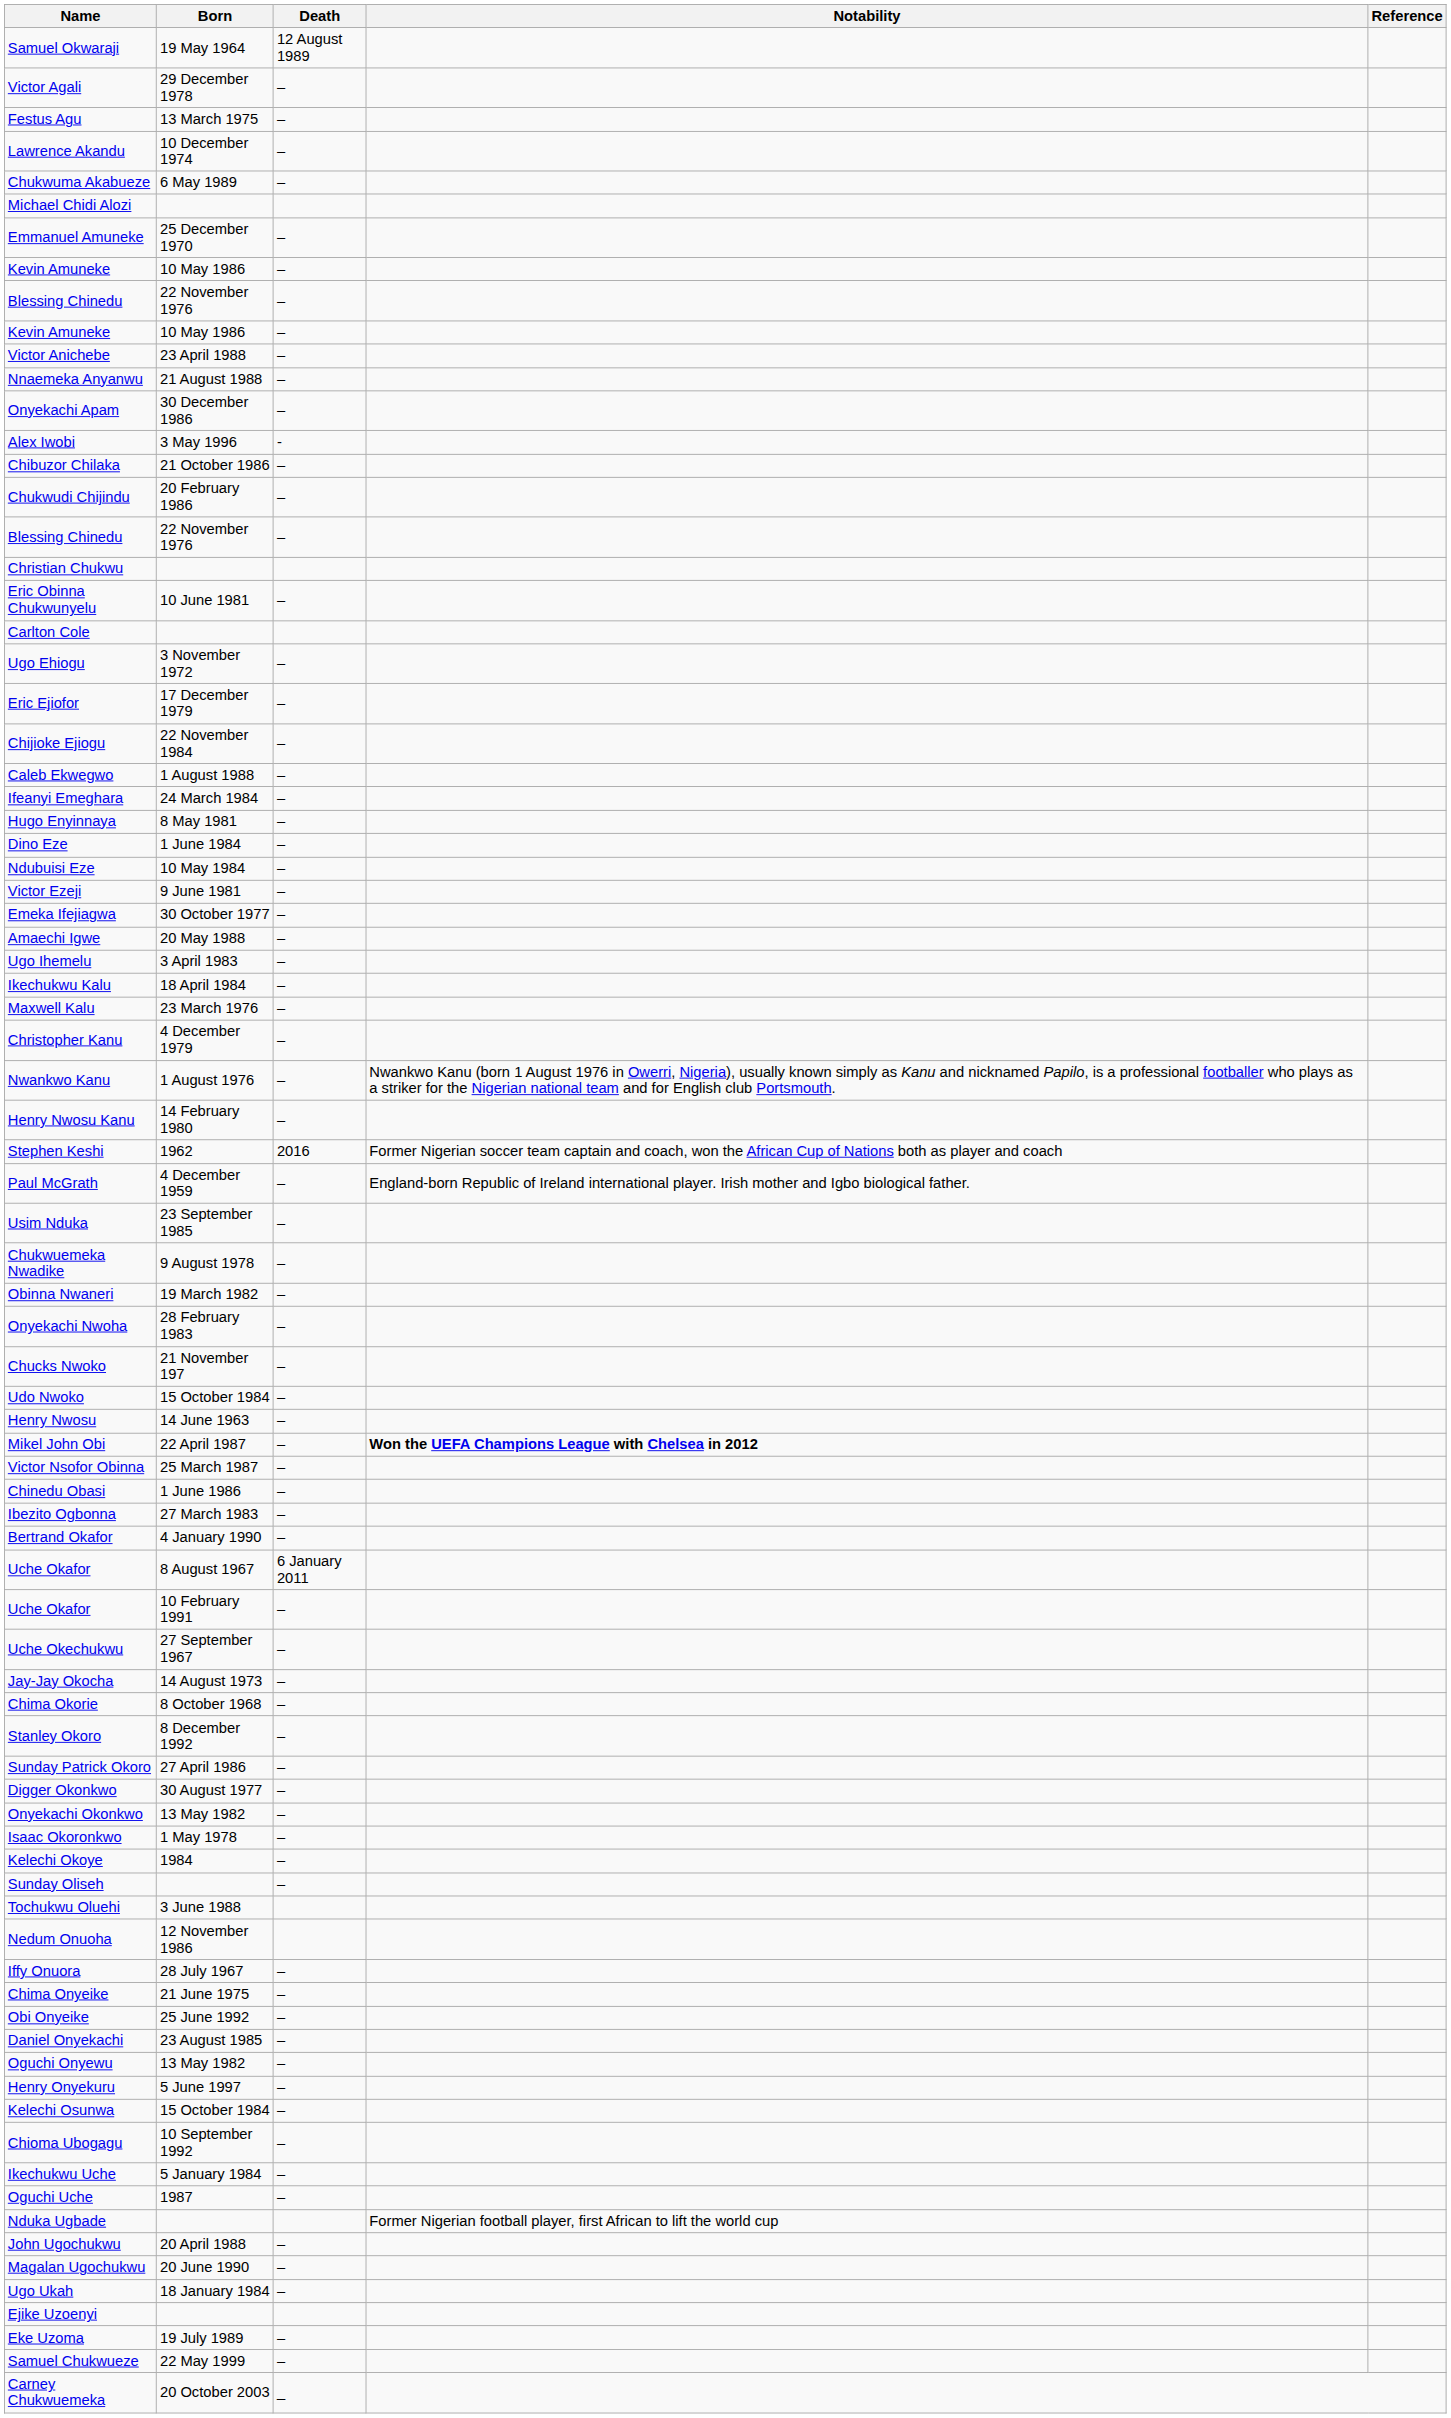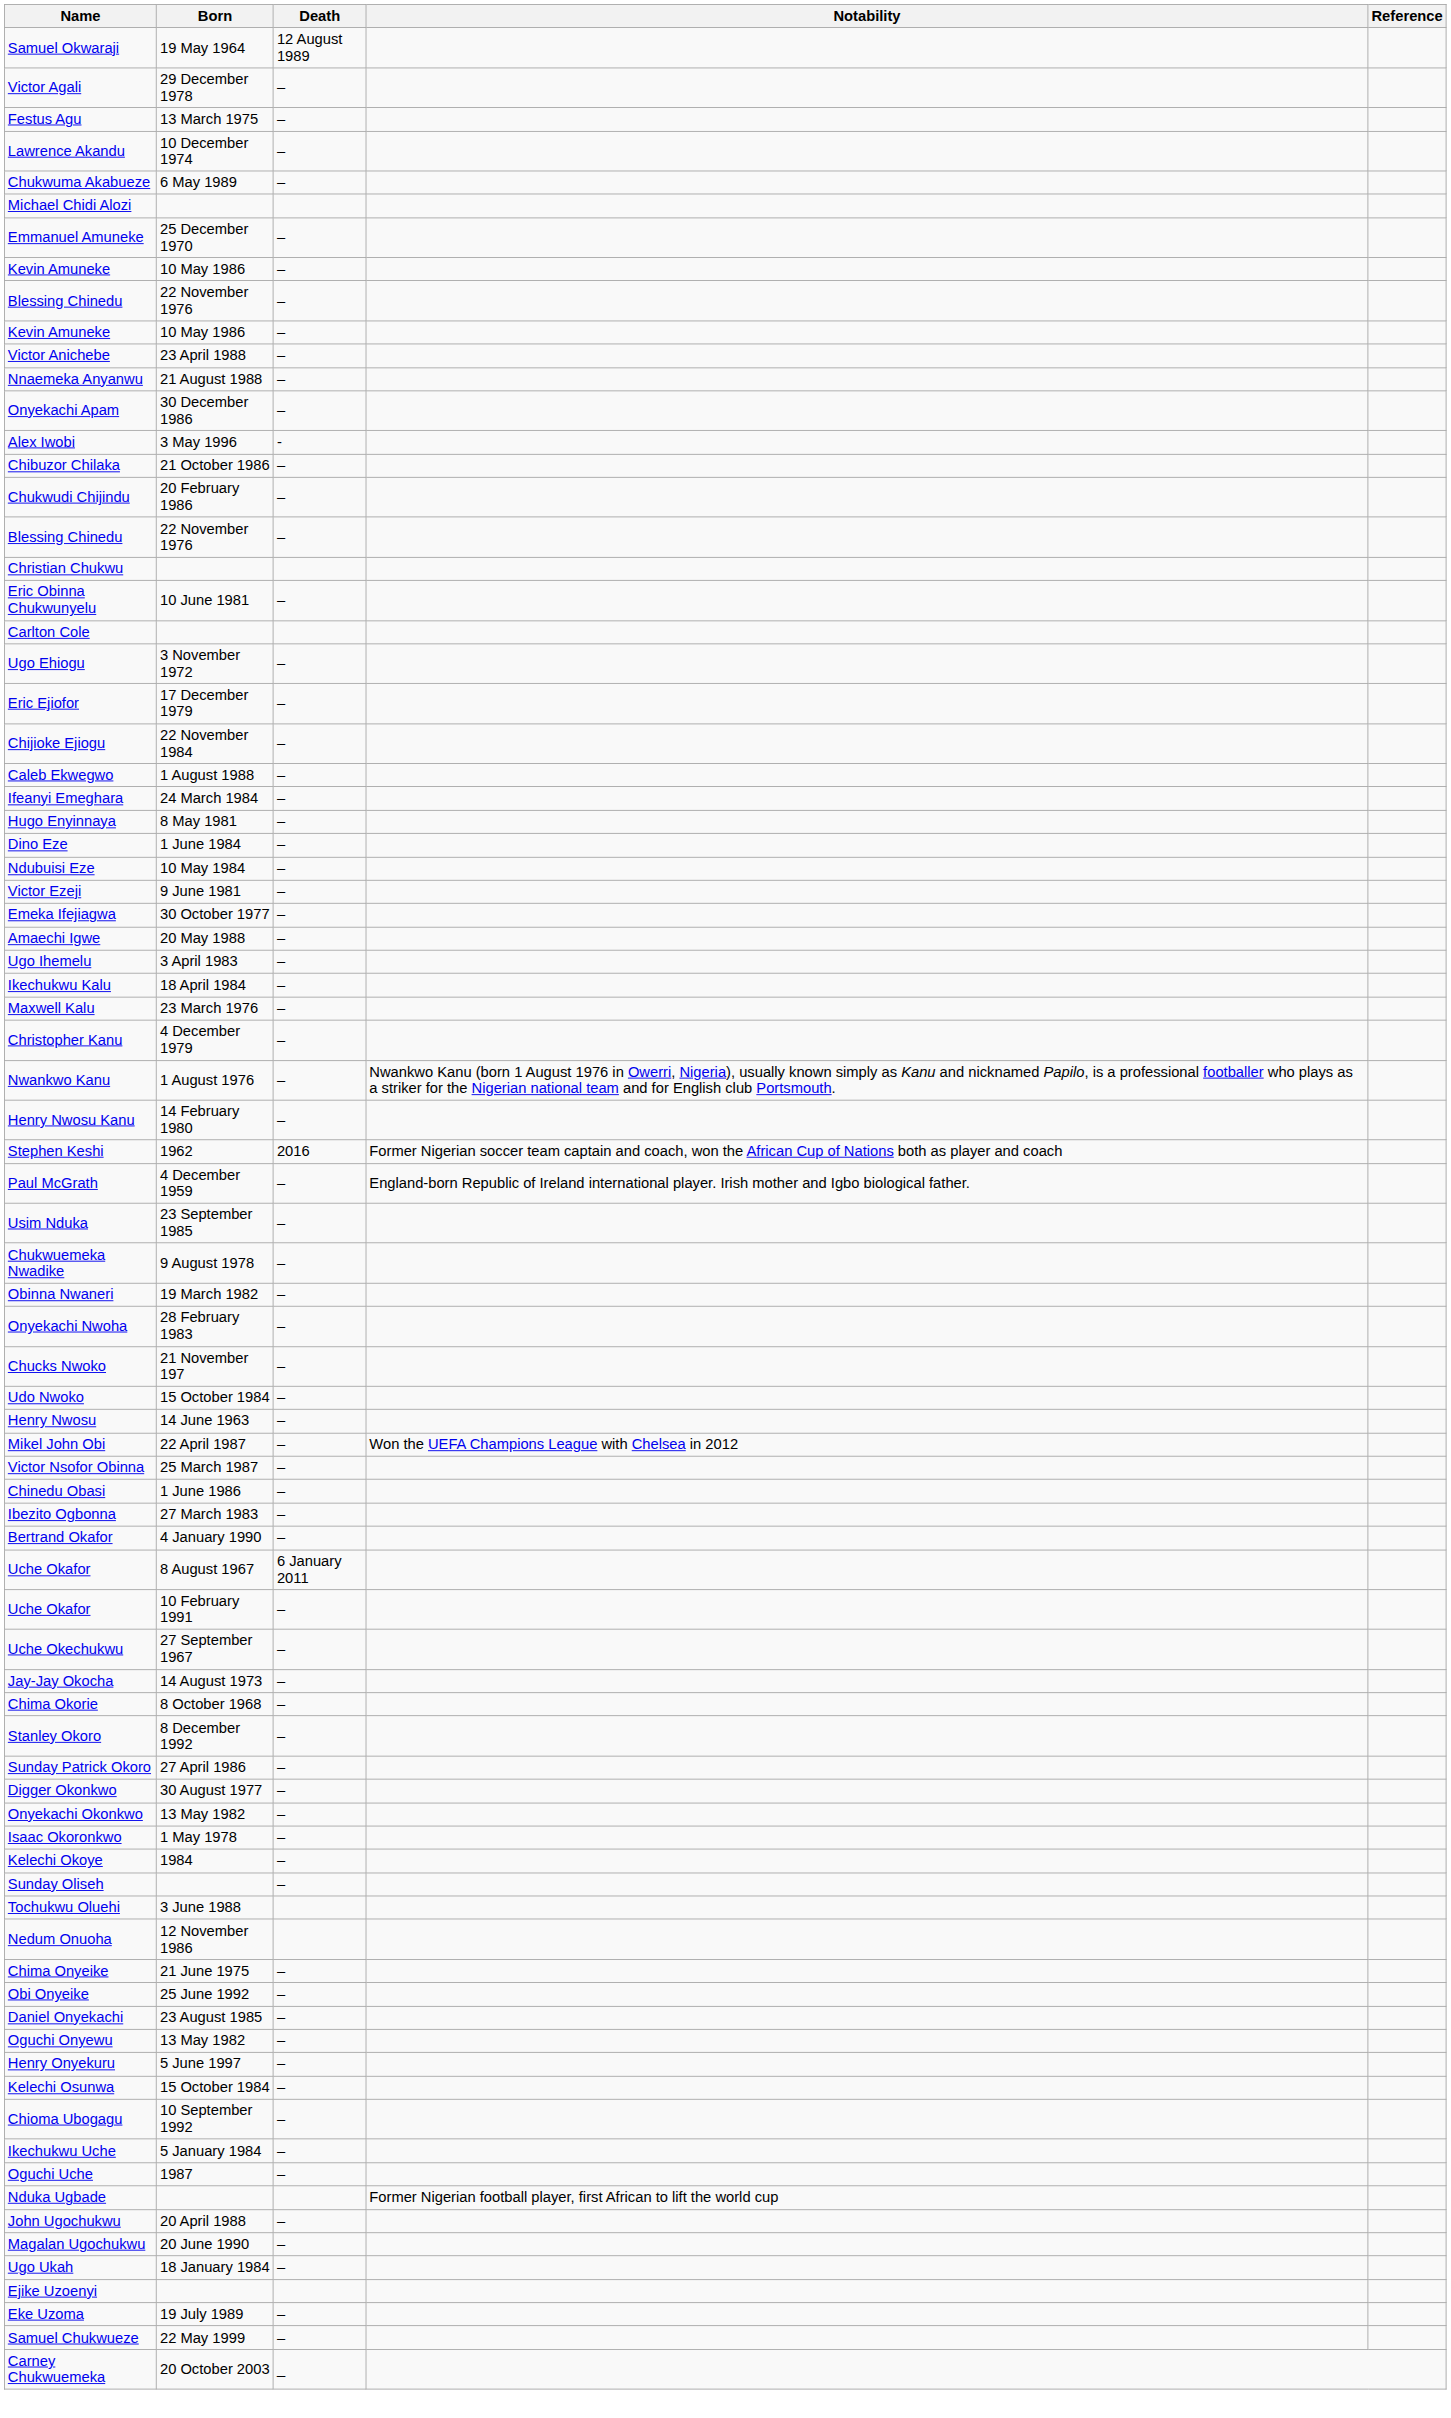(564, 1444) bold -> (554, 1444) normal
- row: (44, 1970)
